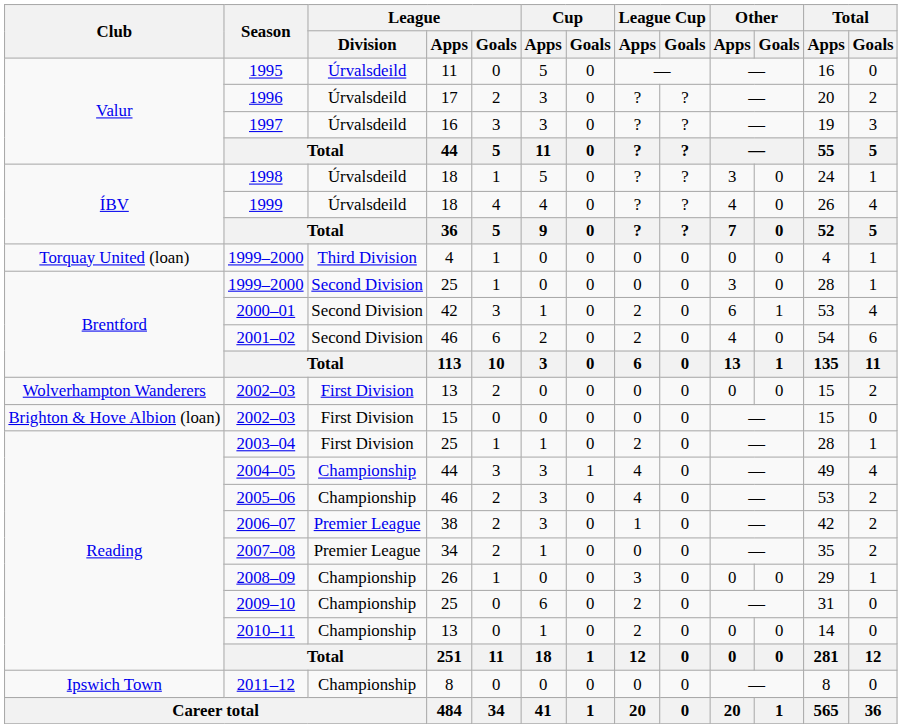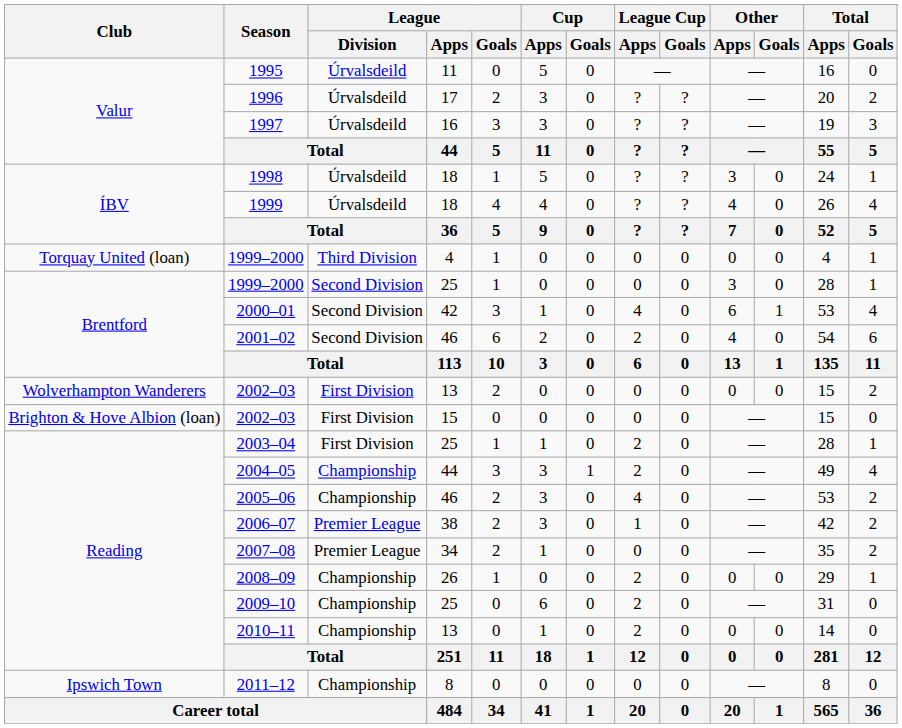(637, 310) 2 -> (637, 310) 4
(637, 470) 4 -> (637, 470) 2
(637, 577) 3 -> (637, 577) 2
